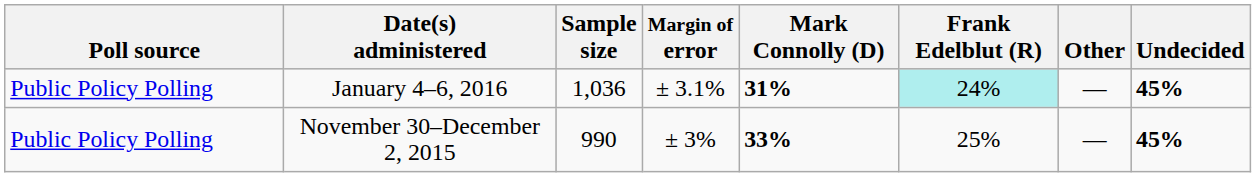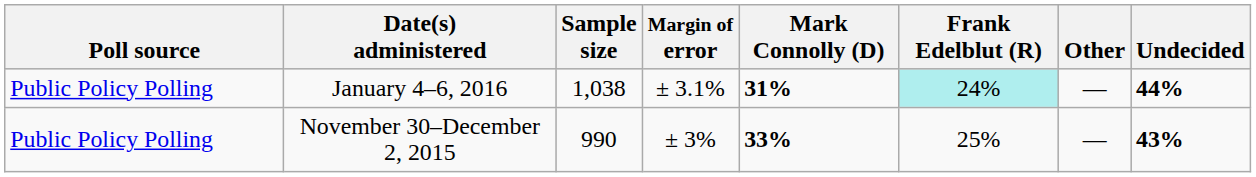(599, 88) 1,036 -> (599, 88) 1,038
(1160, 88) 45% -> (1160, 88) 44%
(1160, 139) 45% -> (1160, 139) 43%
